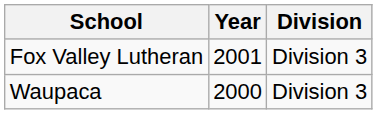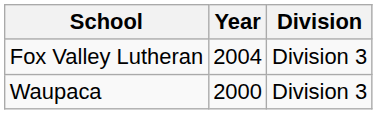(238, 56) 2001 -> (238, 56) 2004
